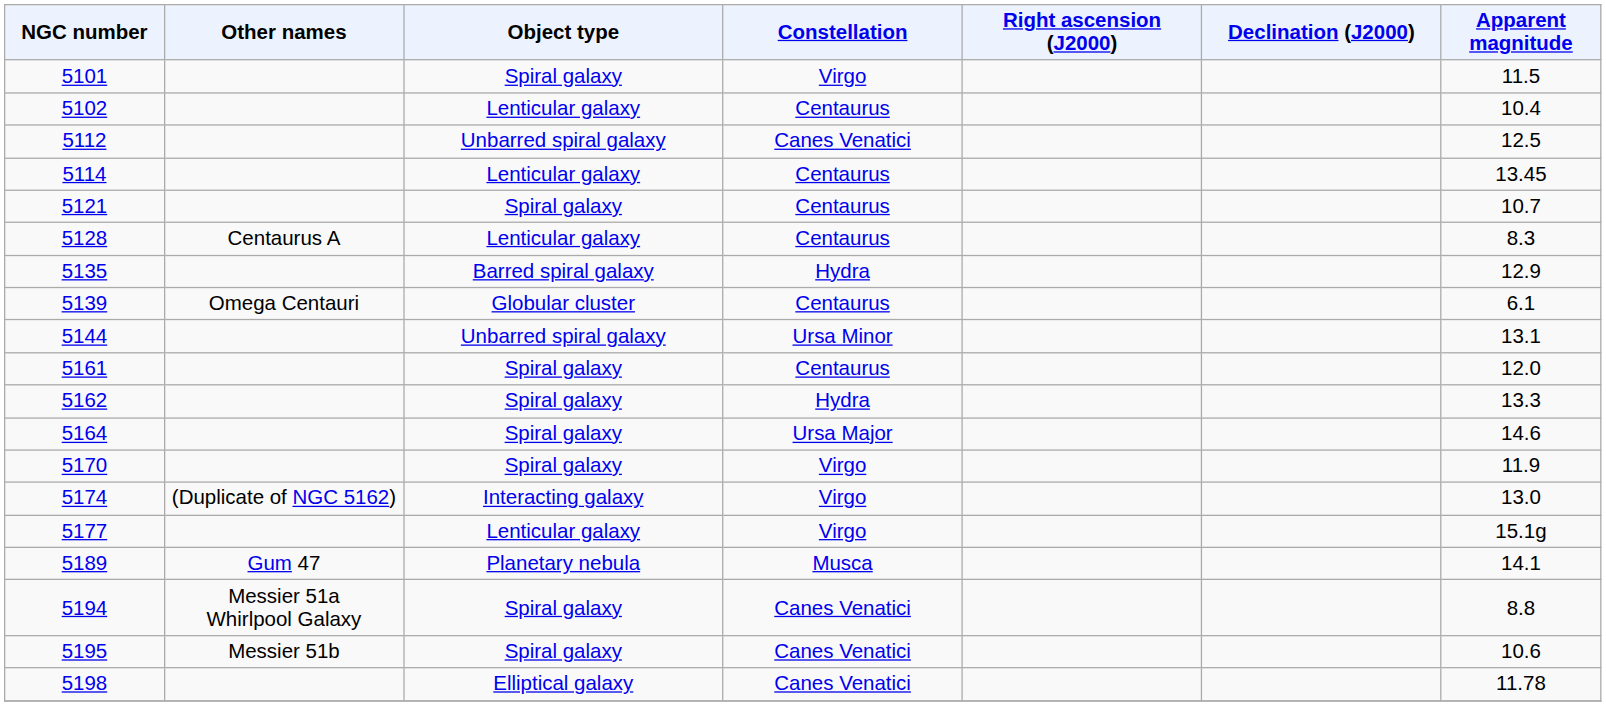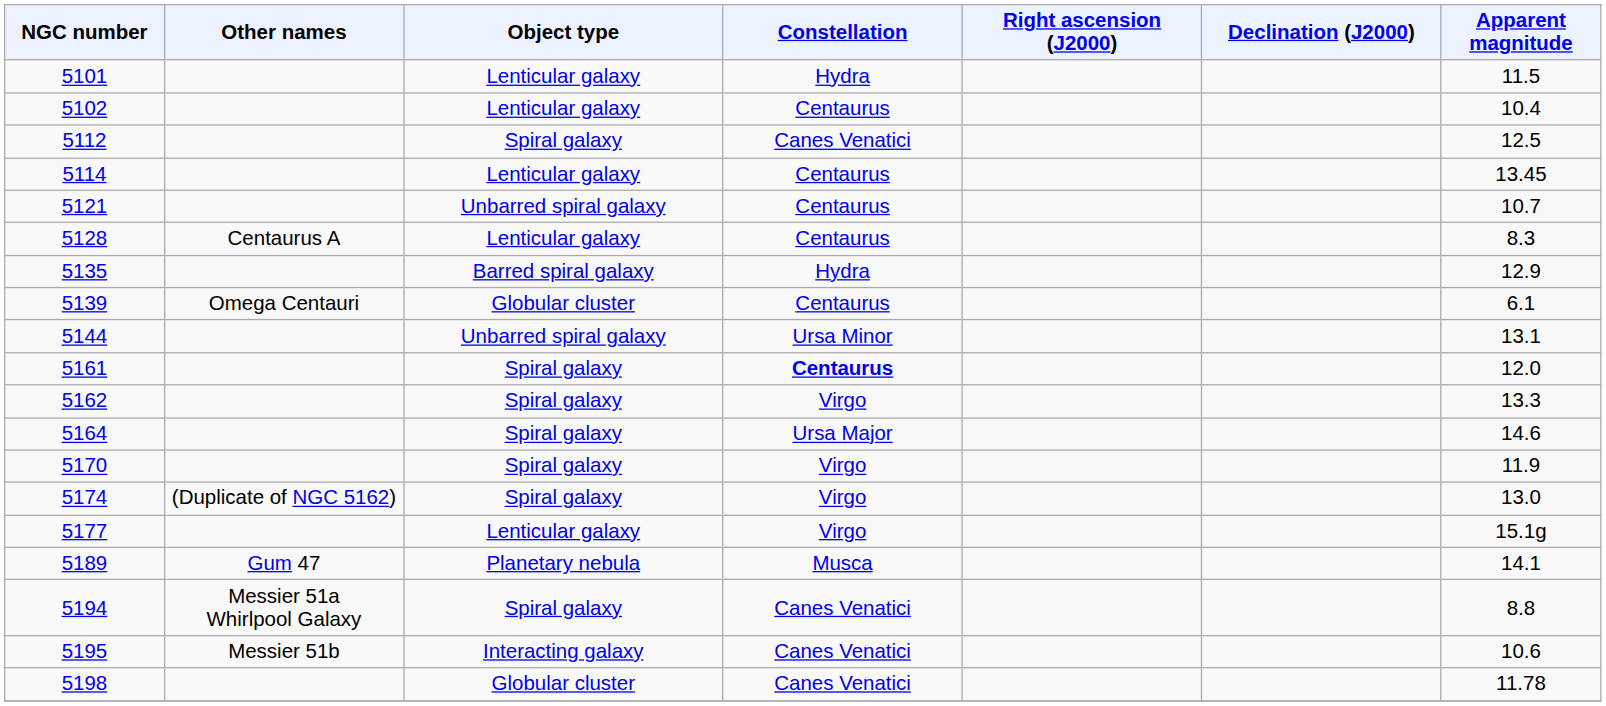(563, 76) Spiral galaxy -> (563, 76) Lenticular galaxy
(843, 76) Virgo -> (843, 76) Hydra
(563, 141) Unbarred spiral galaxy -> (563, 141) Spiral galaxy
(563, 206) Spiral galaxy -> (563, 206) Unbarred spiral galaxy
(843, 368) normal -> (843, 368) bold
(843, 401) Hydra -> (843, 401) Virgo
(563, 498) Interacting galaxy -> (563, 498) Spiral galaxy
(563, 651) Spiral galaxy -> (563, 651) Interacting galaxy
(563, 683) Elliptical galaxy -> (563, 683) Globular cluster
